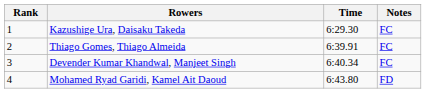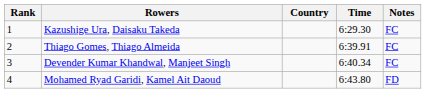+ column: (309, 12)
